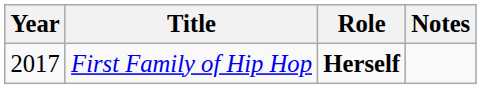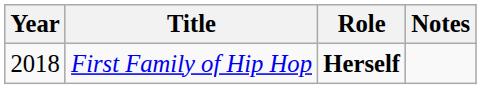(35, 63) 2017 -> (35, 63) 2018
